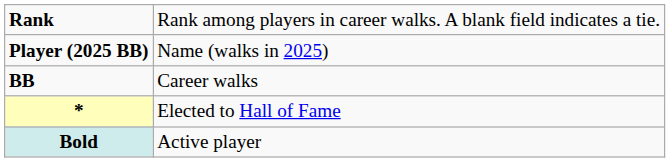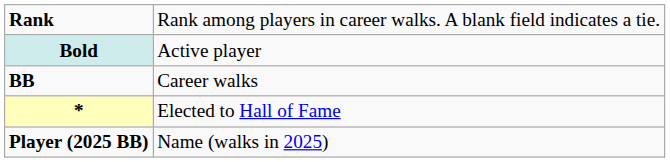rows swapped: (79, 50) <-> (79, 141)
